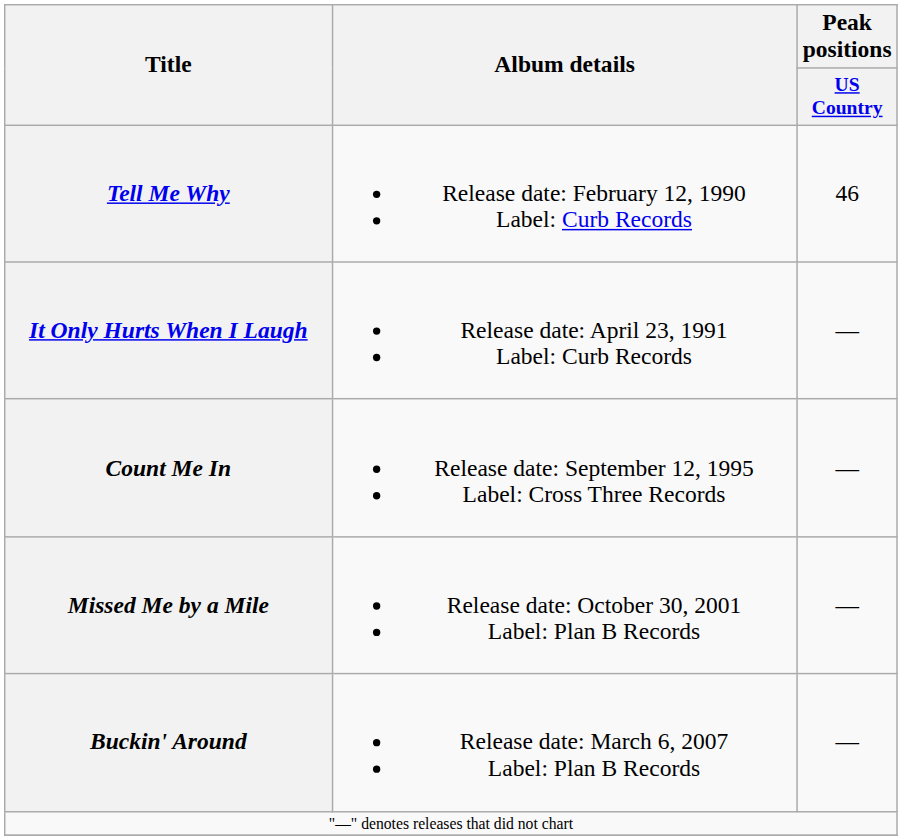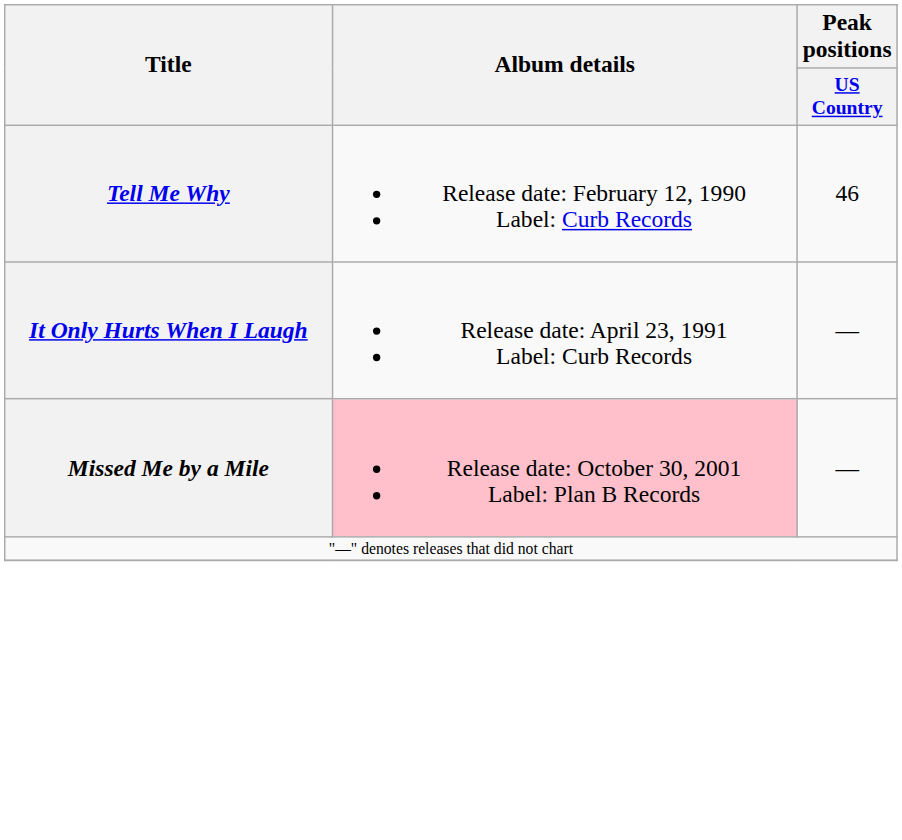- row: (168, 467)
(565, 618) no background -> (565, 481) pink background
- row: (168, 742)
